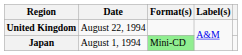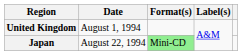(113, 27) August 22, 1994 -> (111, 27) August 1, 1994
(111, 43) August 1, 1994 -> (113, 43) August 22, 1994
